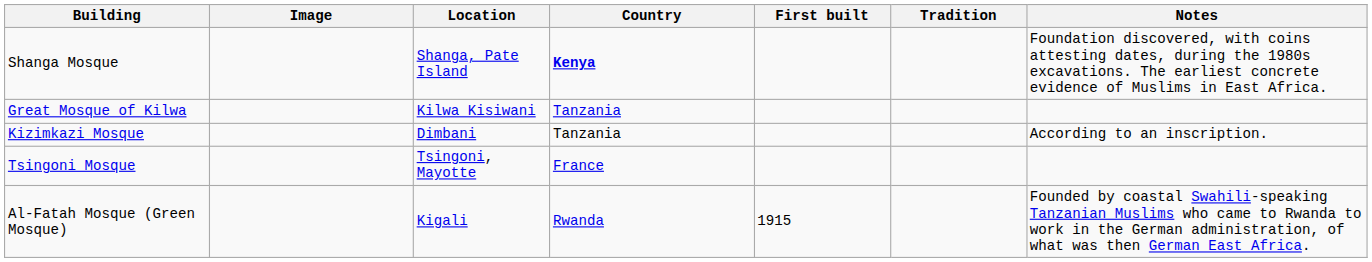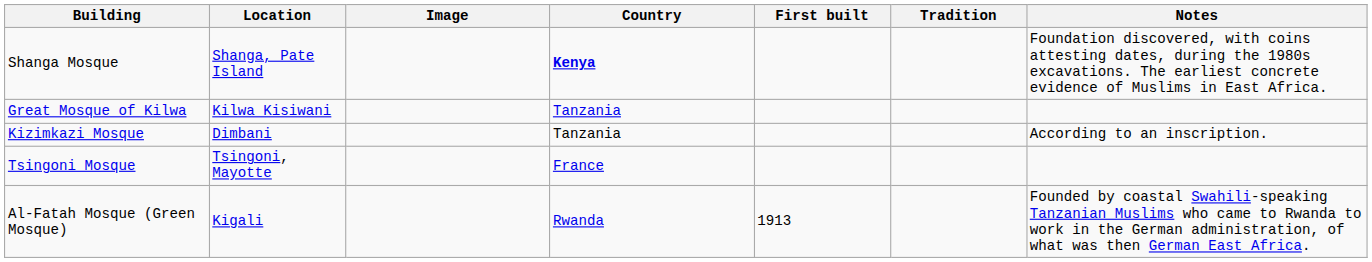columns swapped: (311, 16) <-> (481, 16)
(774, 221) 1915 -> (774, 221) 1913
